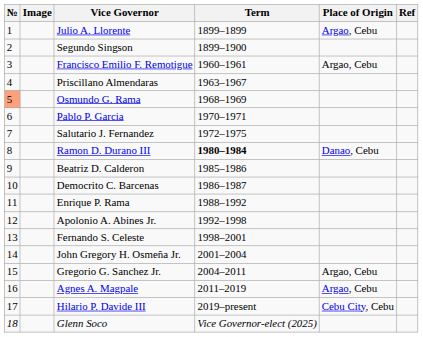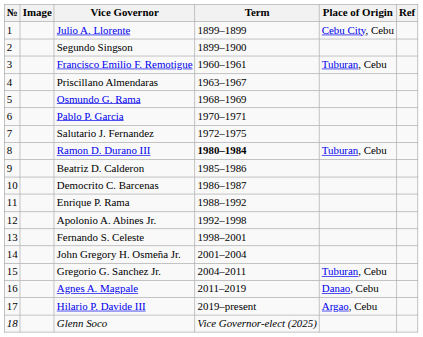(349, 30) Argao, Cebu -> (358, 30) Cebu City, Cebu
(349, 64) Argao, Cebu -> (354, 64) Tuburan, Cebu
(10, 99) lightsalmon background -> (10, 99) no background
(350, 151) Danao, Cebu -> (354, 151) Tuburan, Cebu
(349, 271) Argao, Cebu -> (354, 271) Tuburan, Cebu
(349, 289) Argao, Cebu -> (350, 289) Danao, Cebu
(358, 306) Cebu City, Cebu -> (349, 306) Argao, Cebu
